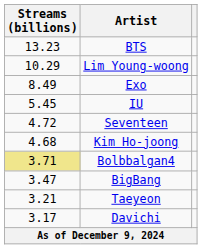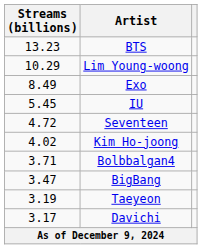(42, 142) 4.68 -> (42, 142) 4.02
(42, 161) khaki background -> (42, 161) no background
(42, 199) 3.21 -> (42, 199) 3.19
